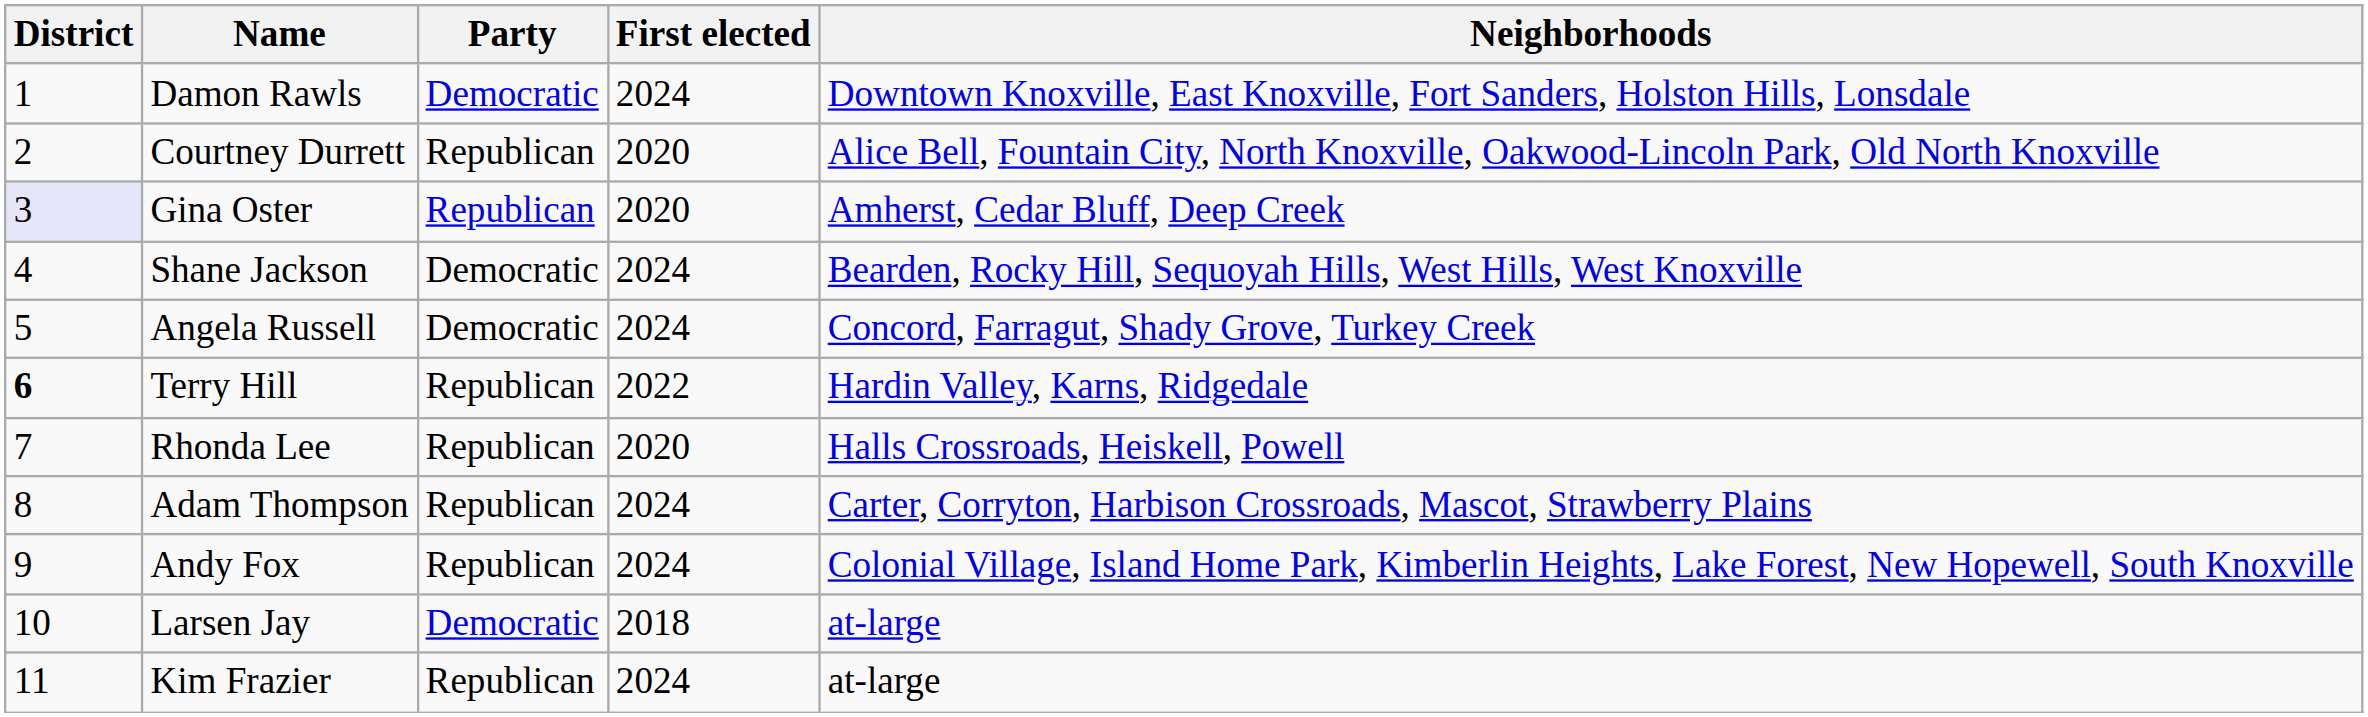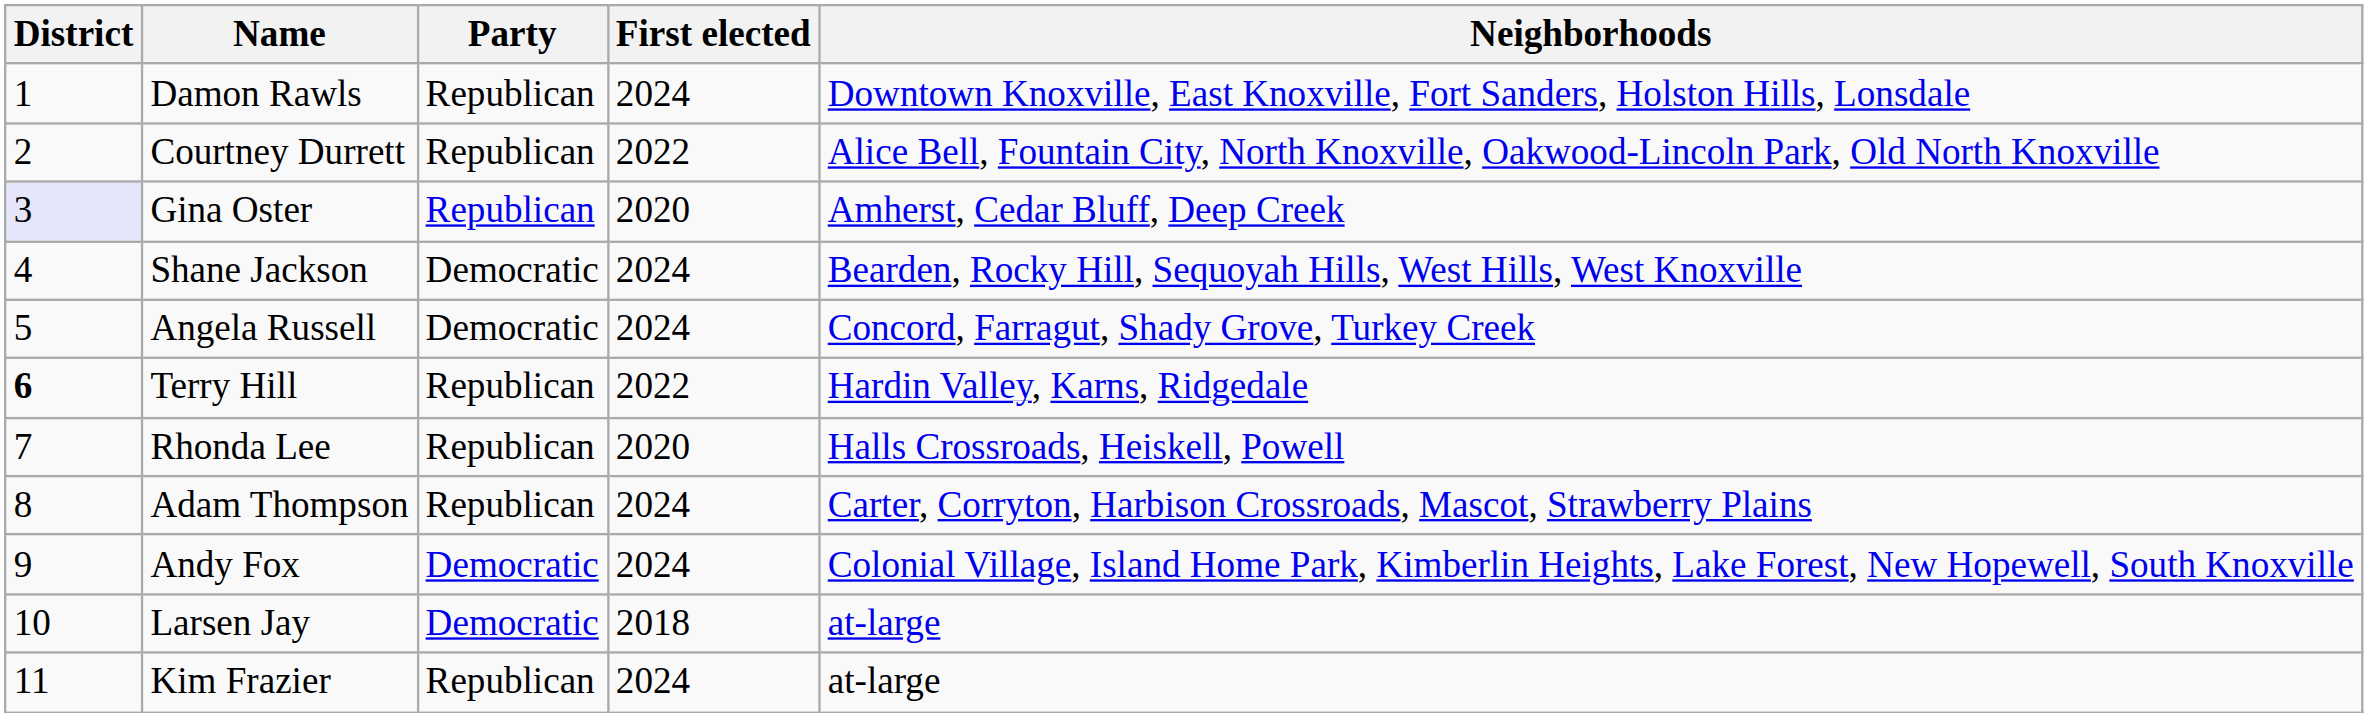(512, 92) Democratic -> (510, 92) Republican
(653, 151) 2020 -> (653, 151) 2022
(510, 563) Republican -> (512, 563) Democratic
